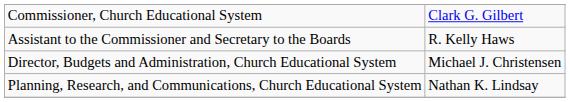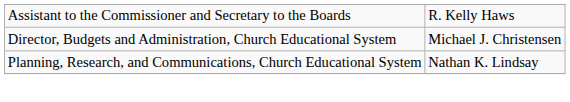- row: (135, 16)
